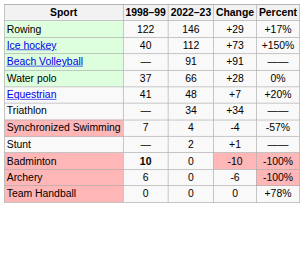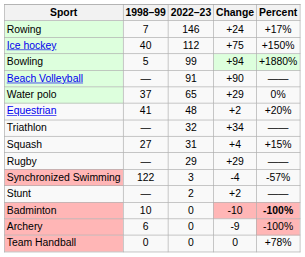(146, 29) 122 -> (146, 29) 7
(235, 29) +29 -> (235, 29) +24
(235, 45) +73 -> (235, 45) +75
+ row: (25, 62)
(235, 62) +91 -> (235, 78) +90
(191, 78) 66 -> (191, 95) 65
(235, 78) +28 -> (235, 95) +29
(235, 95) +7 -> (235, 111) +2
(191, 111) 34 -> (191, 128) 32
+ row: (24, 144)
+ row: (22, 161)
(146, 128) 7 -> (146, 177) 122
(191, 128) 4 -> (191, 177) 3
(235, 144) +1 -> (235, 194) +2
(146, 161) bold -> (146, 210) normal
(278, 161) normal -> (278, 210) bold
(235, 177) -6 -> (235, 227) -9
